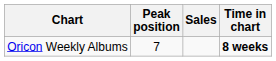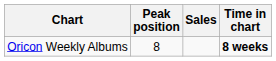(156, 46) 7 -> (156, 46) 8
